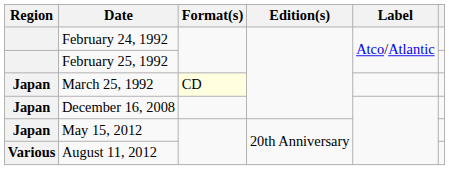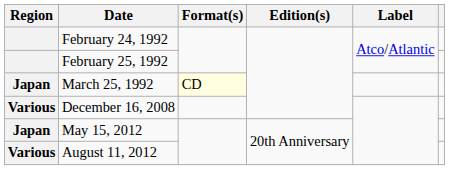(32, 107) Japan -> (32, 107) Various
